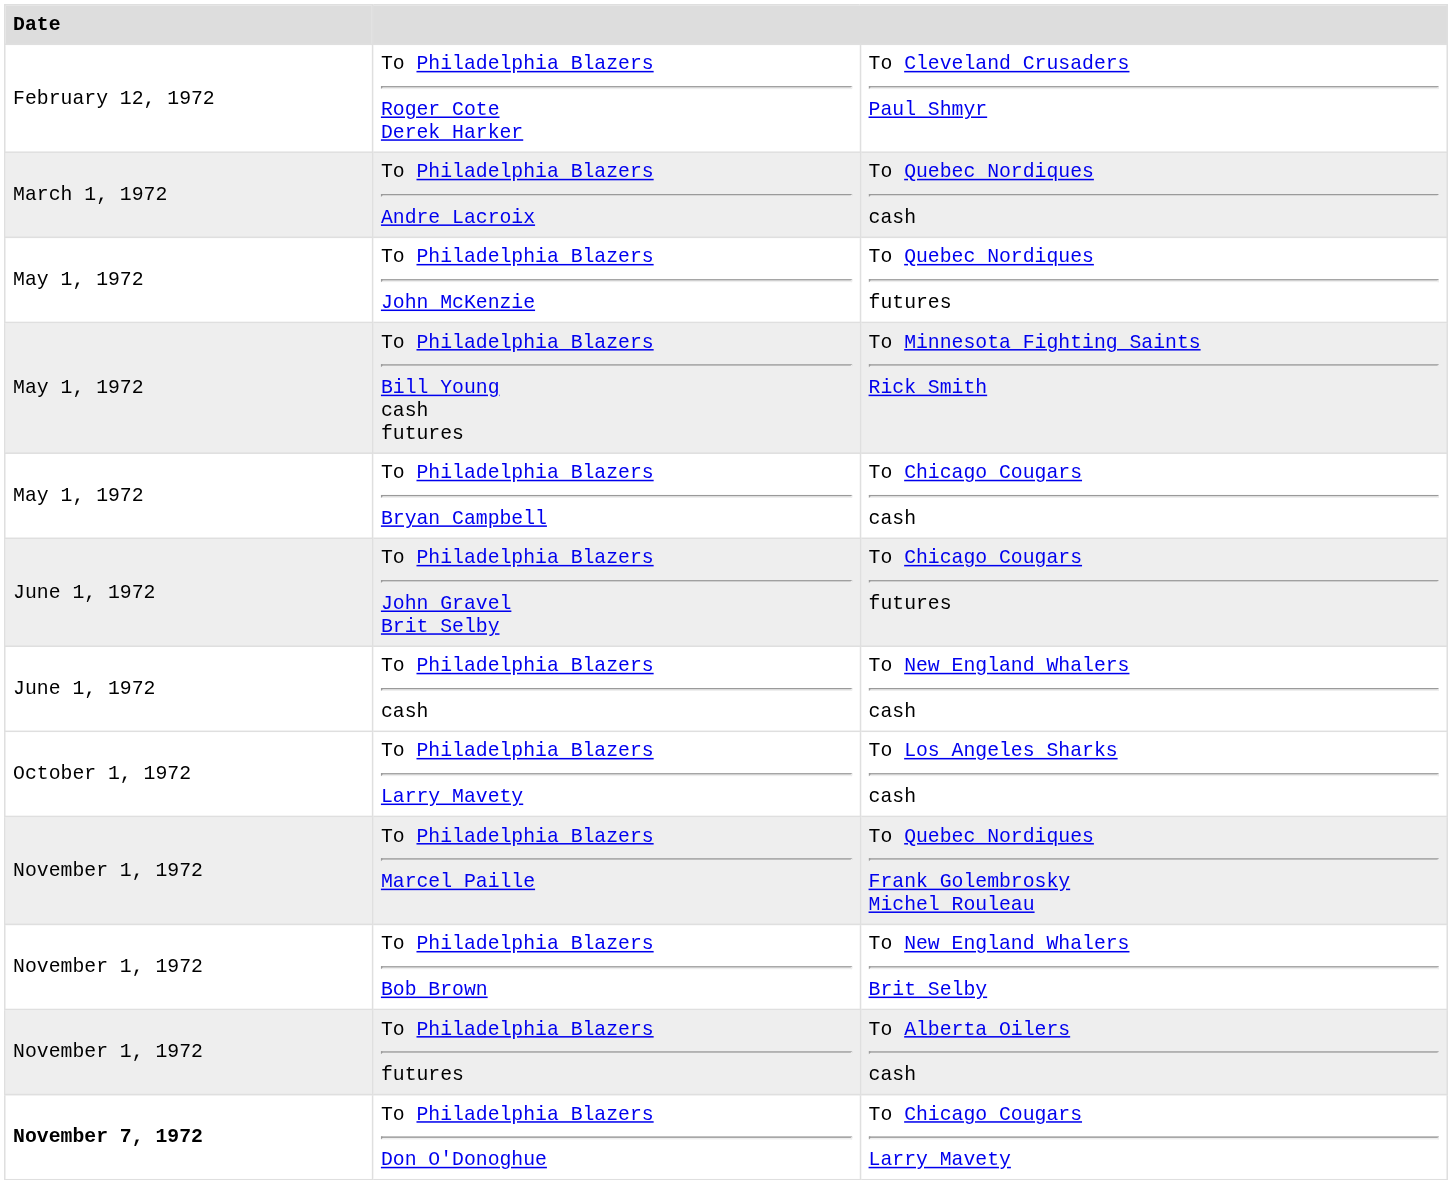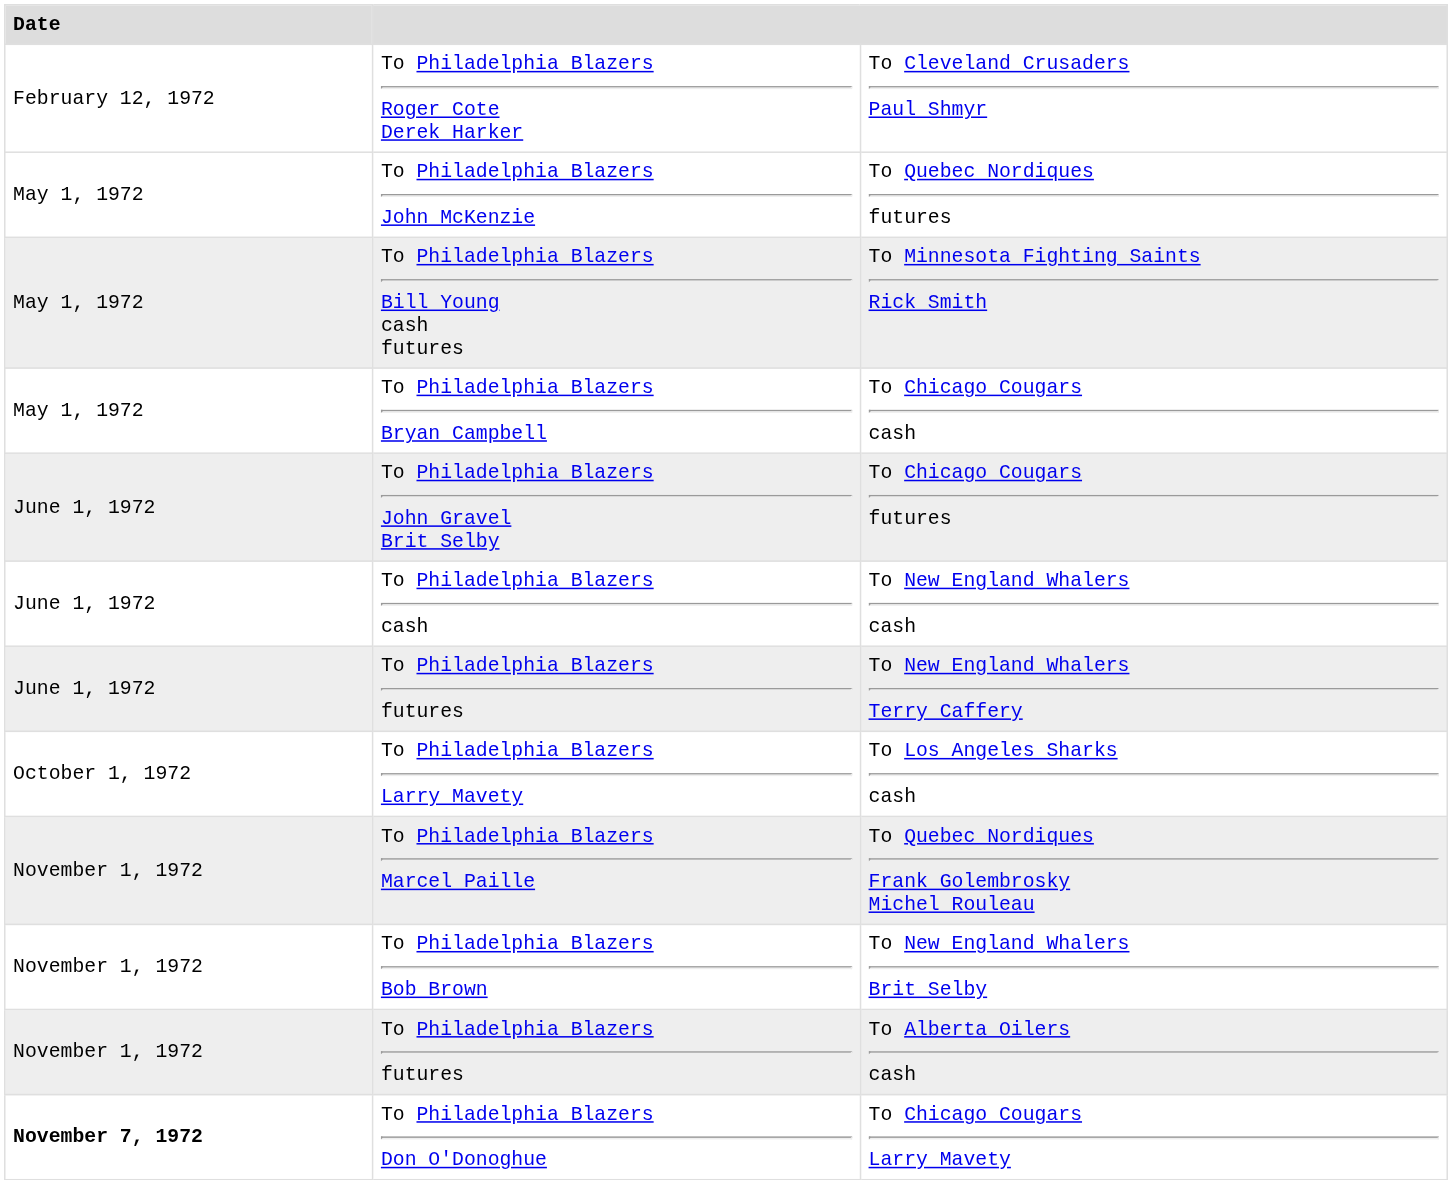- row: (1154, 195)
+ row: (1154, 689)
